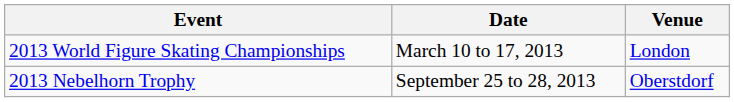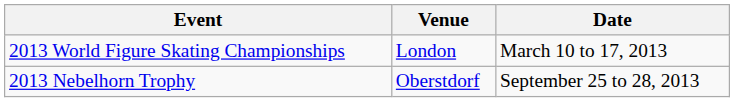columns swapped: (508, 19) <-> (677, 19)
